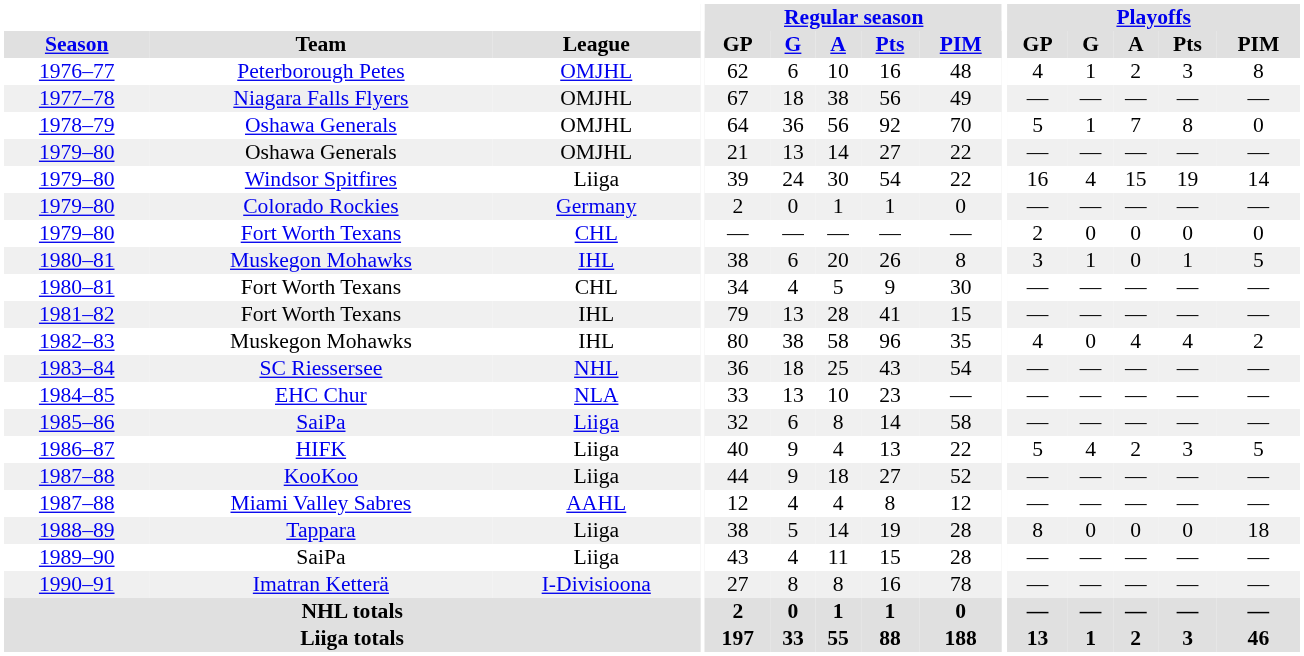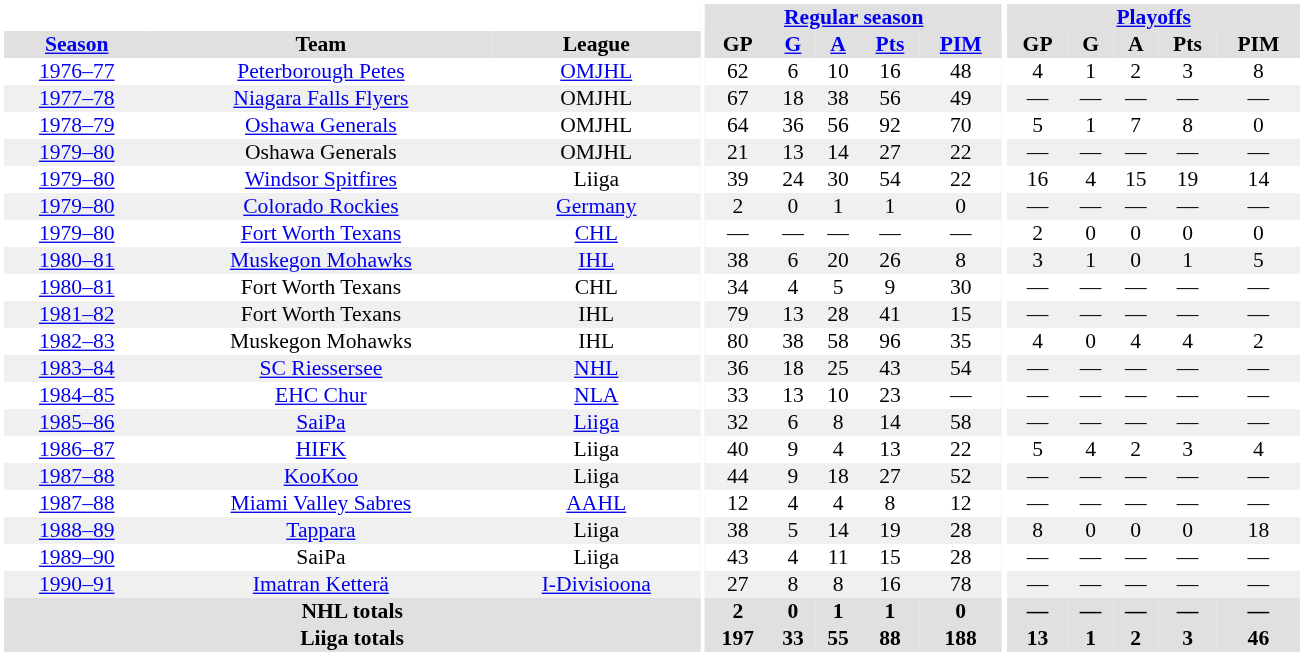(1258, 449) 5 -> (1258, 449) 4
